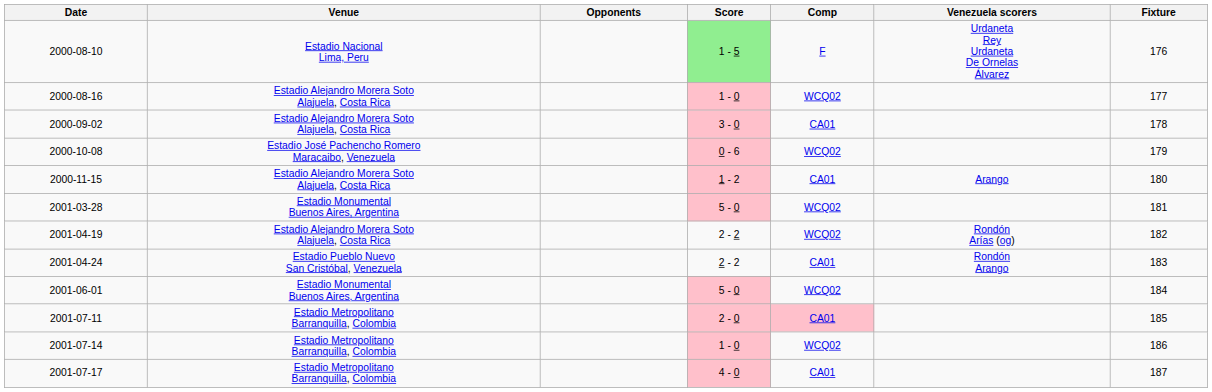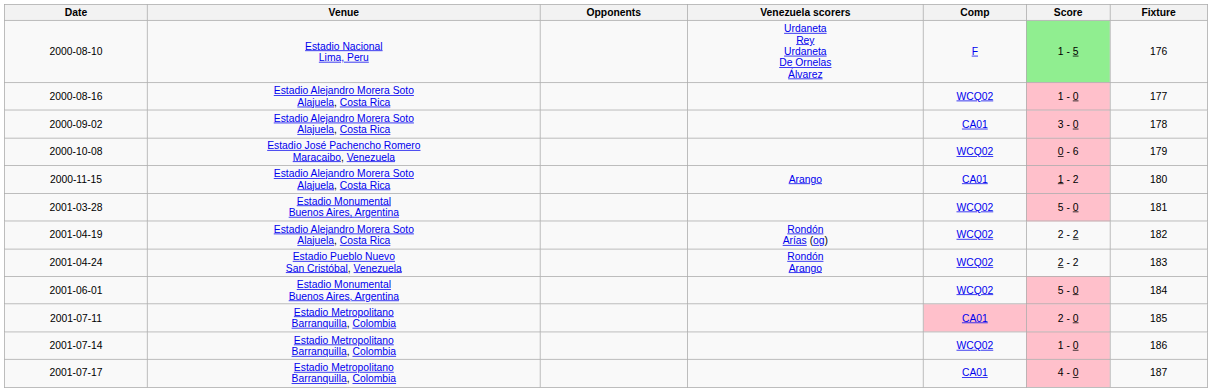columns swapped: (729, 12) <-> (992, 12)
(822, 262) CA01 -> (975, 262) WCQ02
